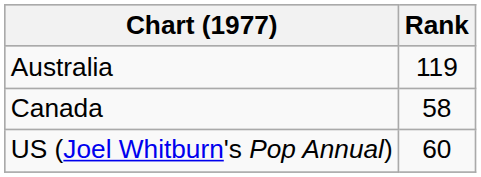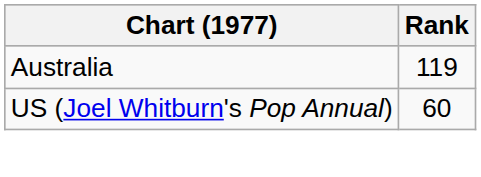- row: (57, 108)
